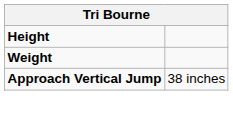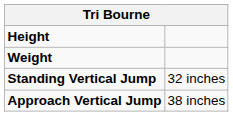+ row: (82, 79)
